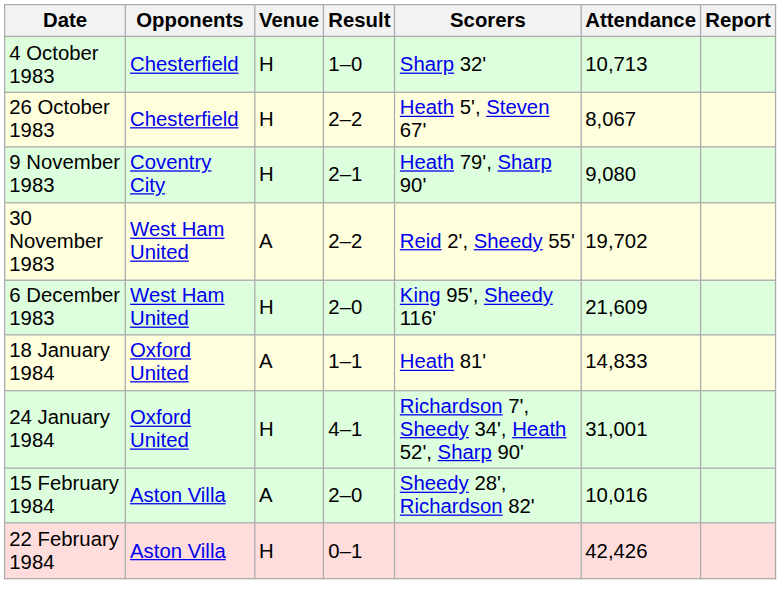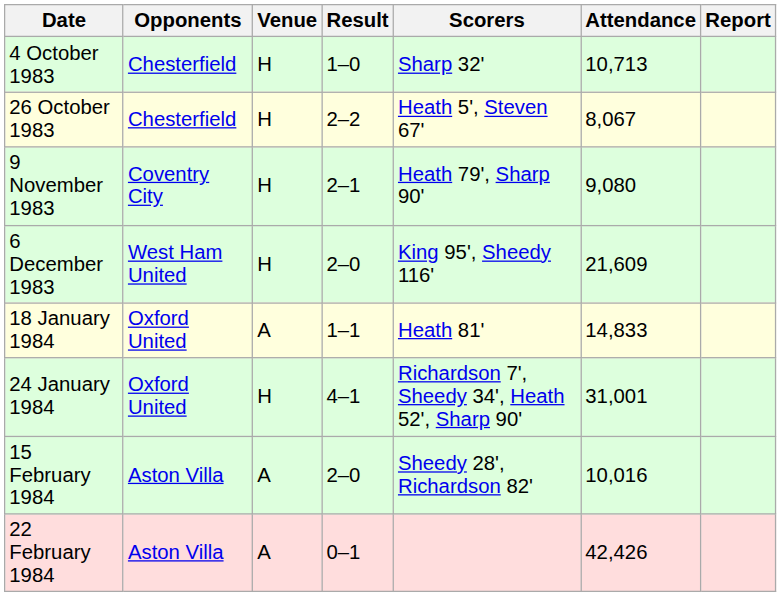- row: (56, 240)
(266, 550) H -> (264, 552) A
